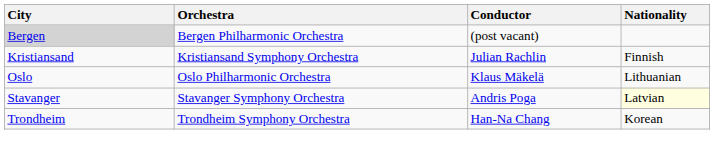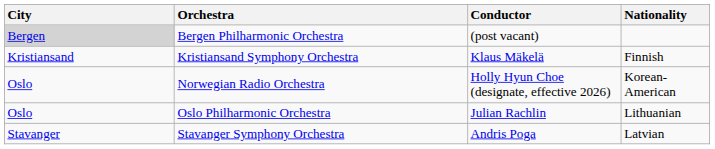(508, 56) Julian Rachlin -> (507, 56) Klaus Mäkelä
+ row: (251, 84)
(507, 77) Klaus Mäkelä -> (508, 112) Julian Rachlin
(644, 98) lightyellow background -> (644, 133) no background
- row: (264, 118)
